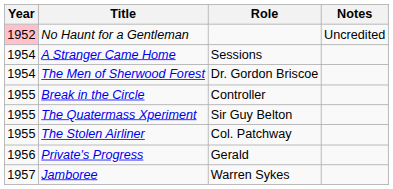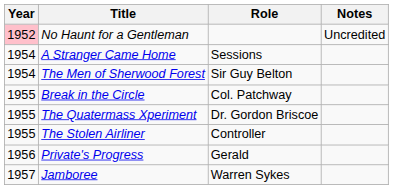(265, 74) Dr. Gordon Briscoe -> (252, 74) Sir Guy Belton
(238, 94) Controller -> (251, 94) Col. Patchway
(252, 114) Sir Guy Belton -> (265, 114) Dr. Gordon Briscoe
(251, 134) Col. Patchway -> (238, 134) Controller
